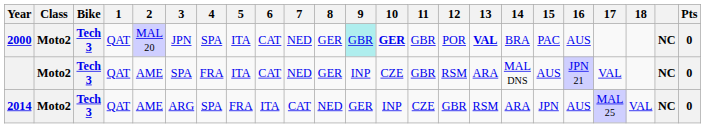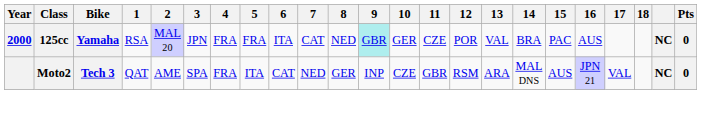(54, 40) Moto2 -> (54, 40) 125cc
(89, 40) Tech 3 -> (98, 40) Yamaha
(118, 40) QAT -> (136, 40) RSA
(212, 40) SPA -> (225, 40) FRA
(241, 40) ITA -> (254, 40) FRA
(270, 40) CAT -> (283, 40) ITA
(299, 40) NED -> (313, 40) CAT
(330, 40) GER -> (344, 40) NED
(392, 40) bold -> (404, 40) normal
(423, 40) GBR -> (435, 40) CZE
(485, 40) bold -> (497, 40) normal
- row: (19, 106)
